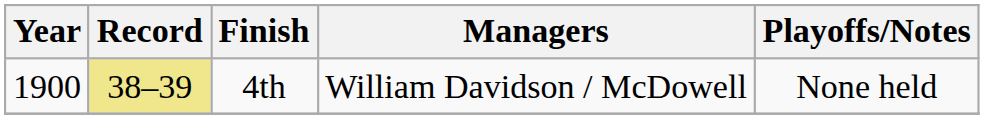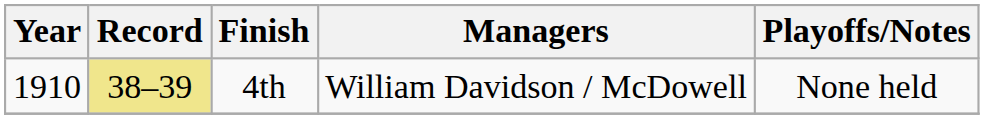(47, 85) 1900 -> (47, 85) 1910
